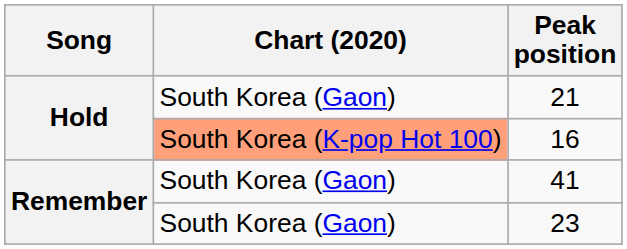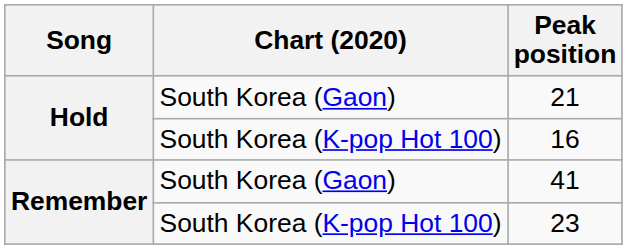(331, 138) lightsalmon background -> (331, 138) no background
(278, 222) South Korea (Gaon) -> (331, 222) South Korea (K-pop Hot 100)
